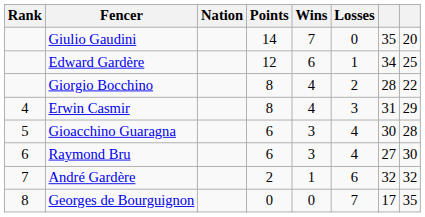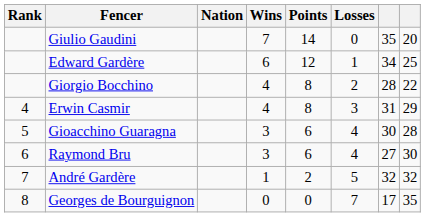columns swapped: (269, 16) <-> (311, 16)
(354, 177) 6 -> (354, 177) 5
